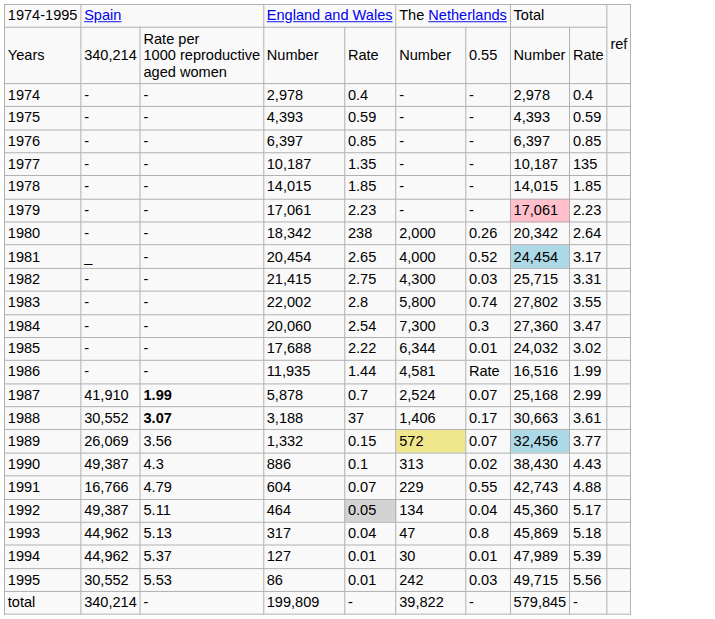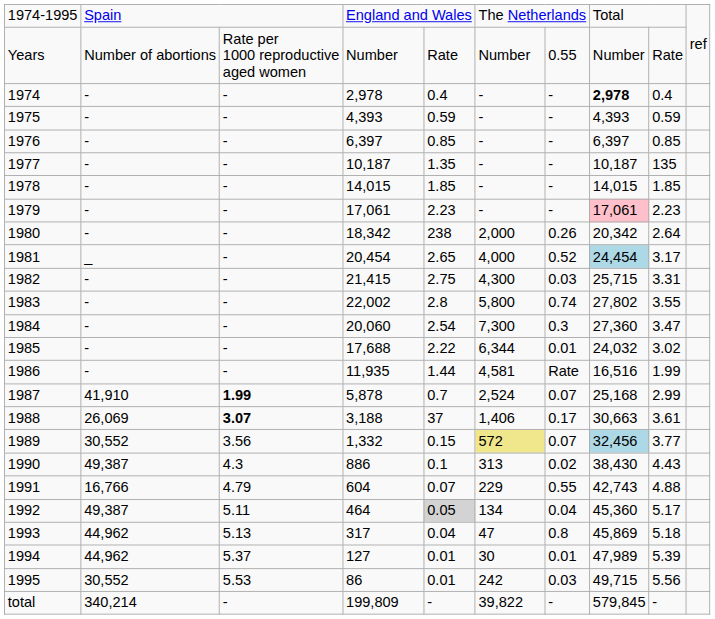(110, 55) 340,214 -> (150, 55) Number of abortions
(532, 94) normal -> (611, 94) bold
(106, 418) 30,552 -> (106, 418) 26,069
(106, 441) 26,069 -> (106, 441) 30,552
